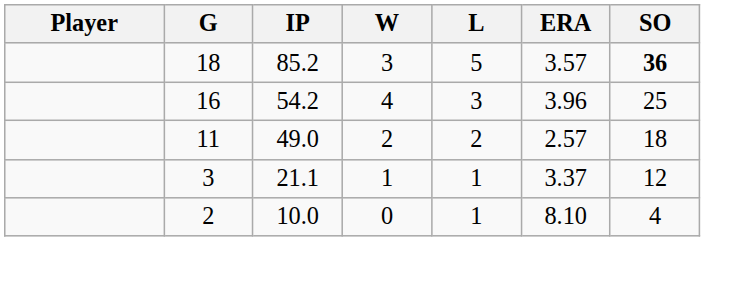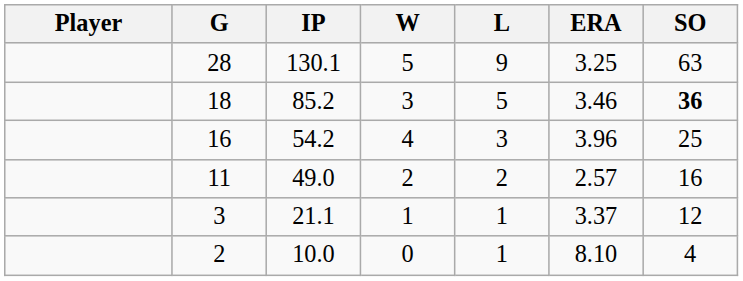+ row: (313, 62)
(566, 62) 3.57 -> (596, 100) 3.46
(655, 139) 18 -> (690, 178) 16
